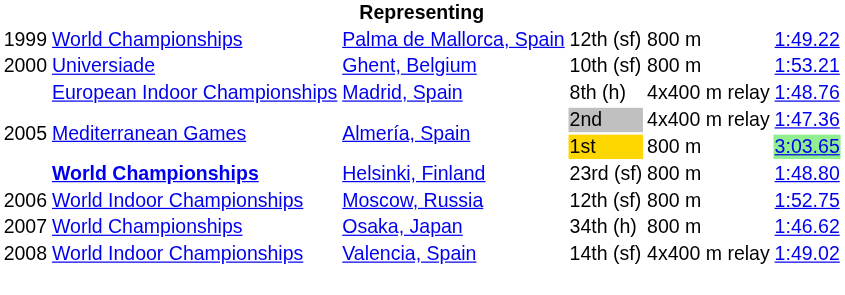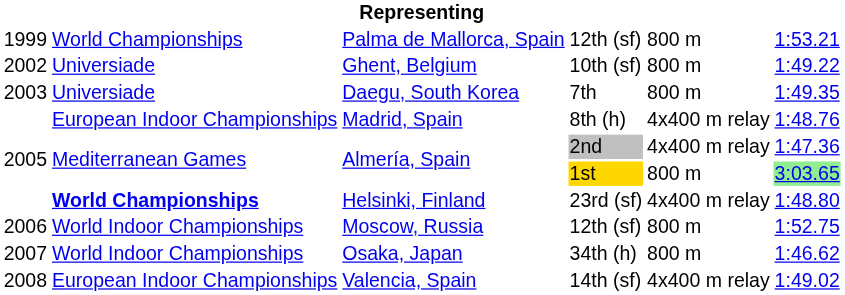(807, 39) 1:49.22 -> (807, 39) 1:53.21
(25, 66) 2000 -> (25, 66) 2002
(807, 66) 1:53.21 -> (807, 66) 1:49.22
+ row: (431, 93)
(674, 173) 800 m -> (708, 200) 4x400 m relay
(147, 227) World Championships -> (178, 254) World Indoor Championships
(178, 254) World Indoor Championships -> (195, 280) European Indoor Championships
